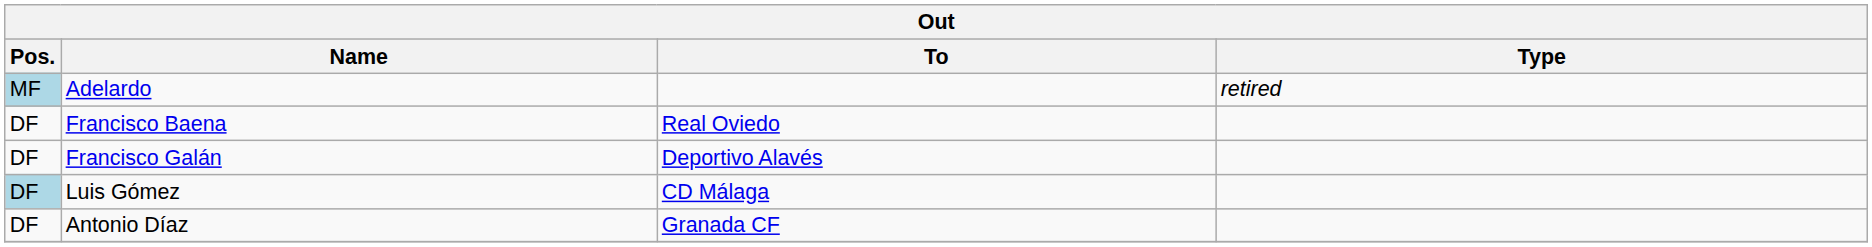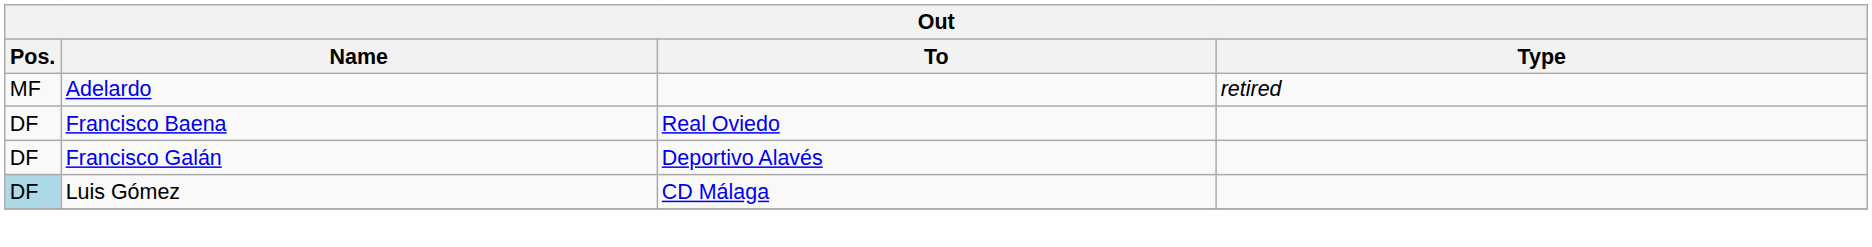(25, 90) lightblue background -> (25, 90) no background
- row: (127, 225)
